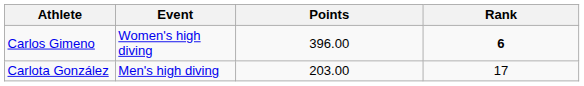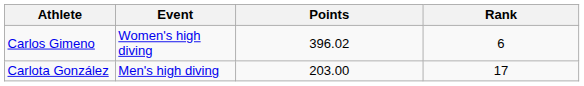(329, 43) 396.00 -> (329, 43) 396.02
(501, 43) bold -> (501, 43) normal
